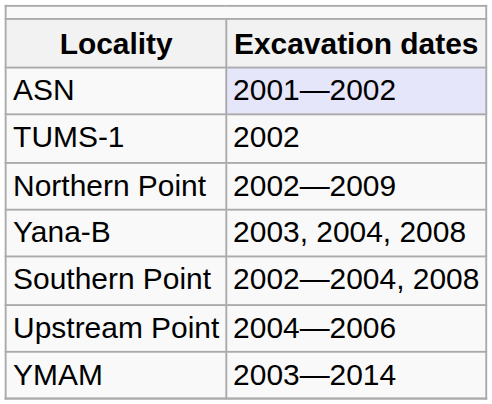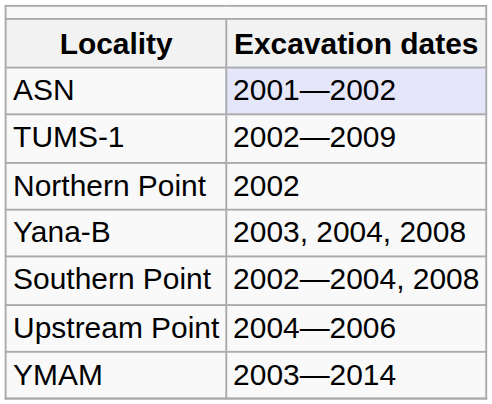(266, 137) 2002 -> (315, 137) 2002—2009
(315, 185) 2002—2009 -> (266, 185) 2002
